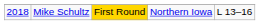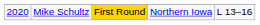(18, 12) 2018 -> (18, 12) 2020
